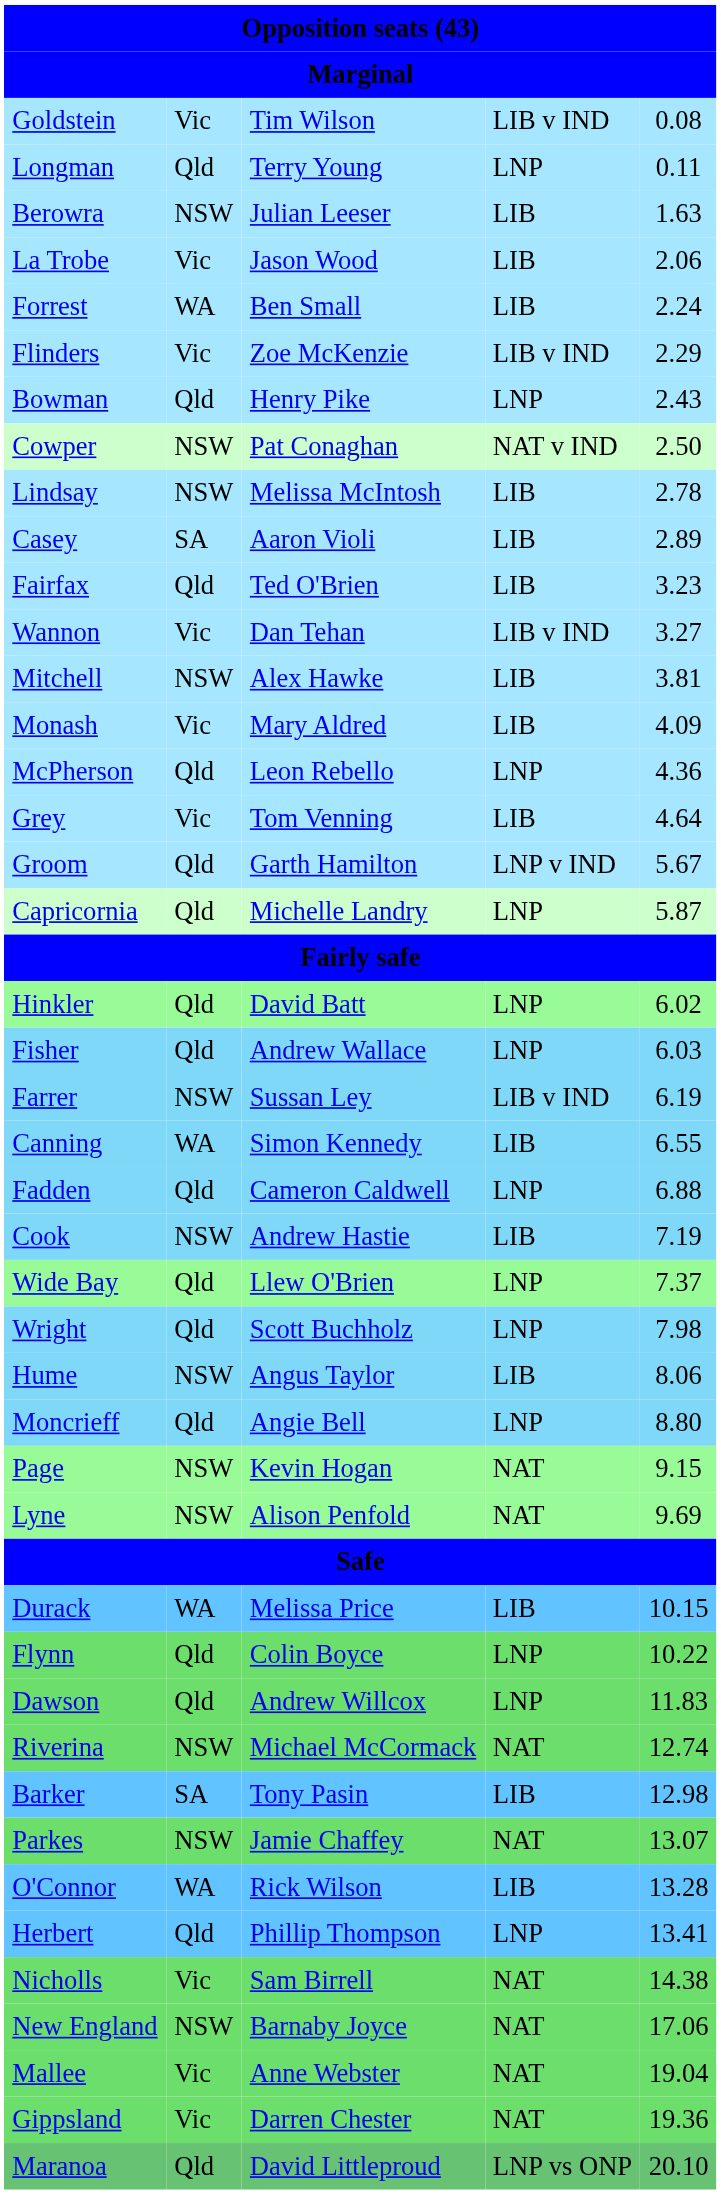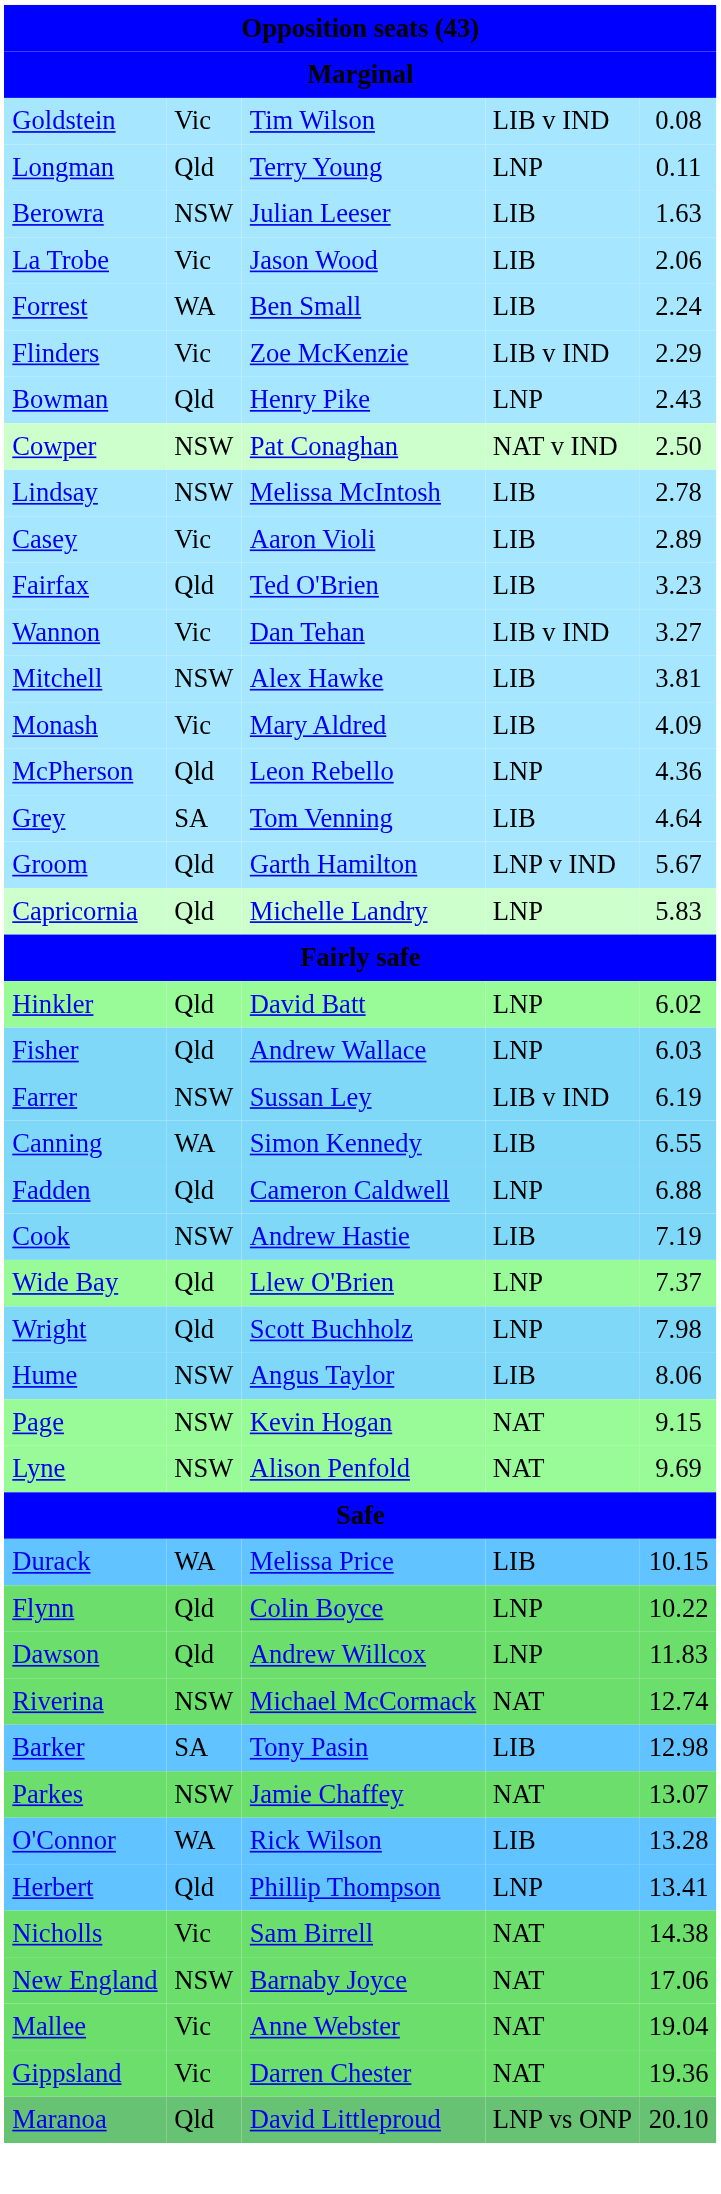(191, 539) SA -> (193, 539) Vic
(193, 818) Vic -> (191, 818) SA
(679, 911) 5.87 -> (679, 911) 5.83
- row: (66, 1422)
